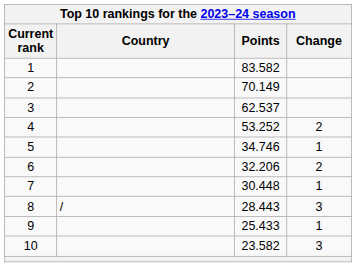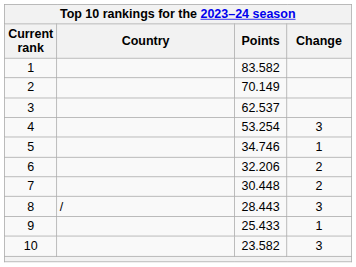(261, 127) 53.252 -> (261, 127) 53.254
(319, 127) 2 -> (319, 127) 3
(319, 186) 1 -> (319, 186) 2
